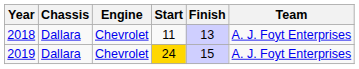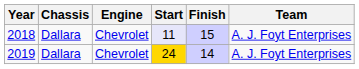(169, 35) no background -> (169, 35) lavender background
(207, 35) 13 -> (207, 35) 15
(207, 54) 15 -> (207, 54) 14
